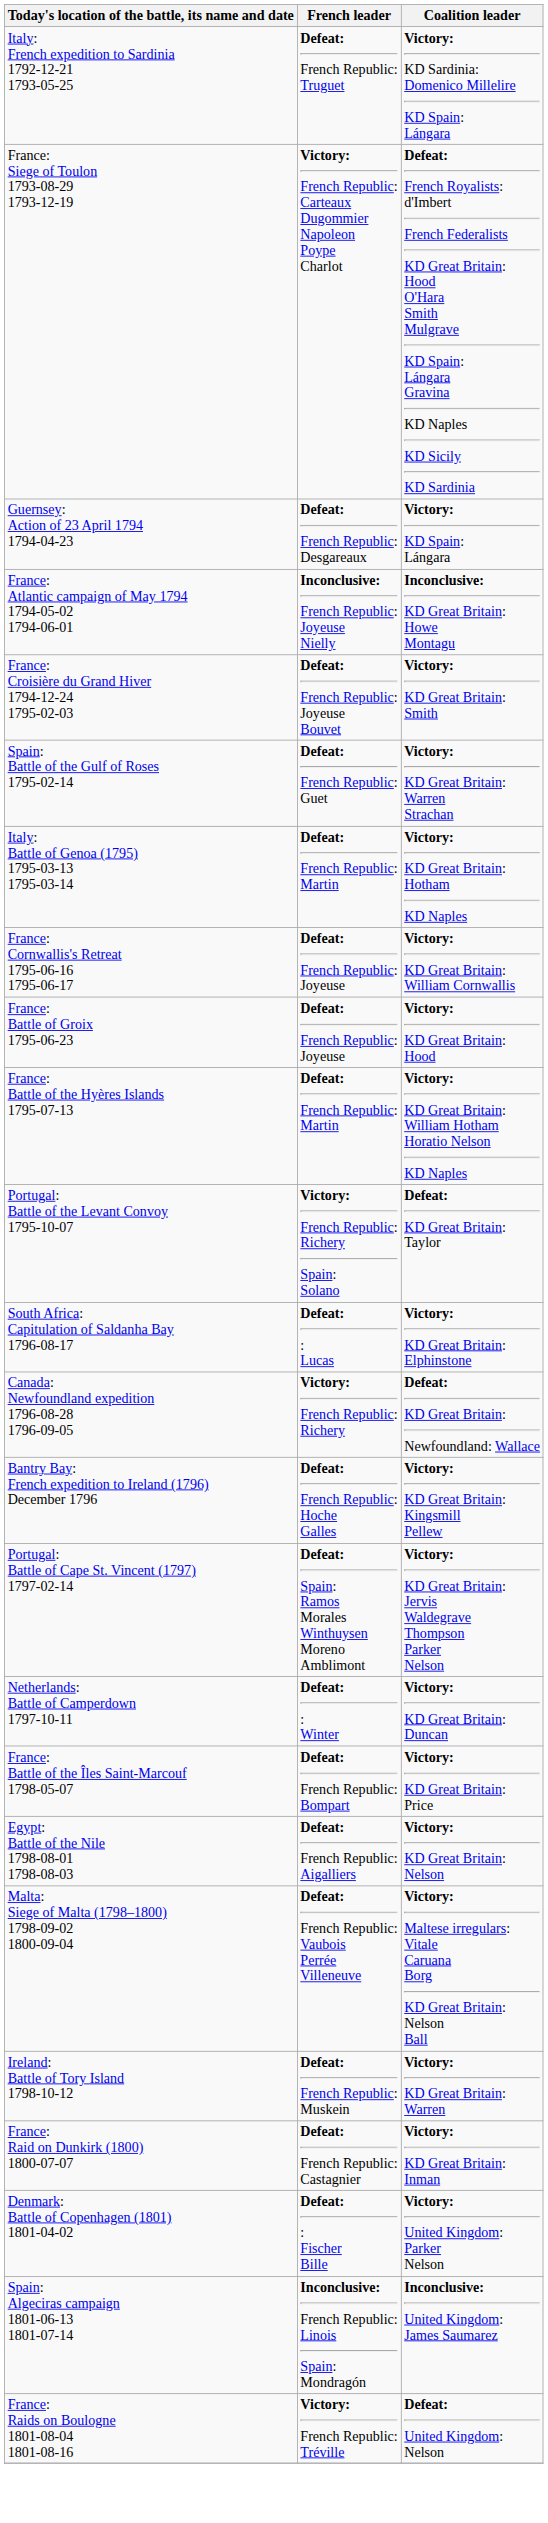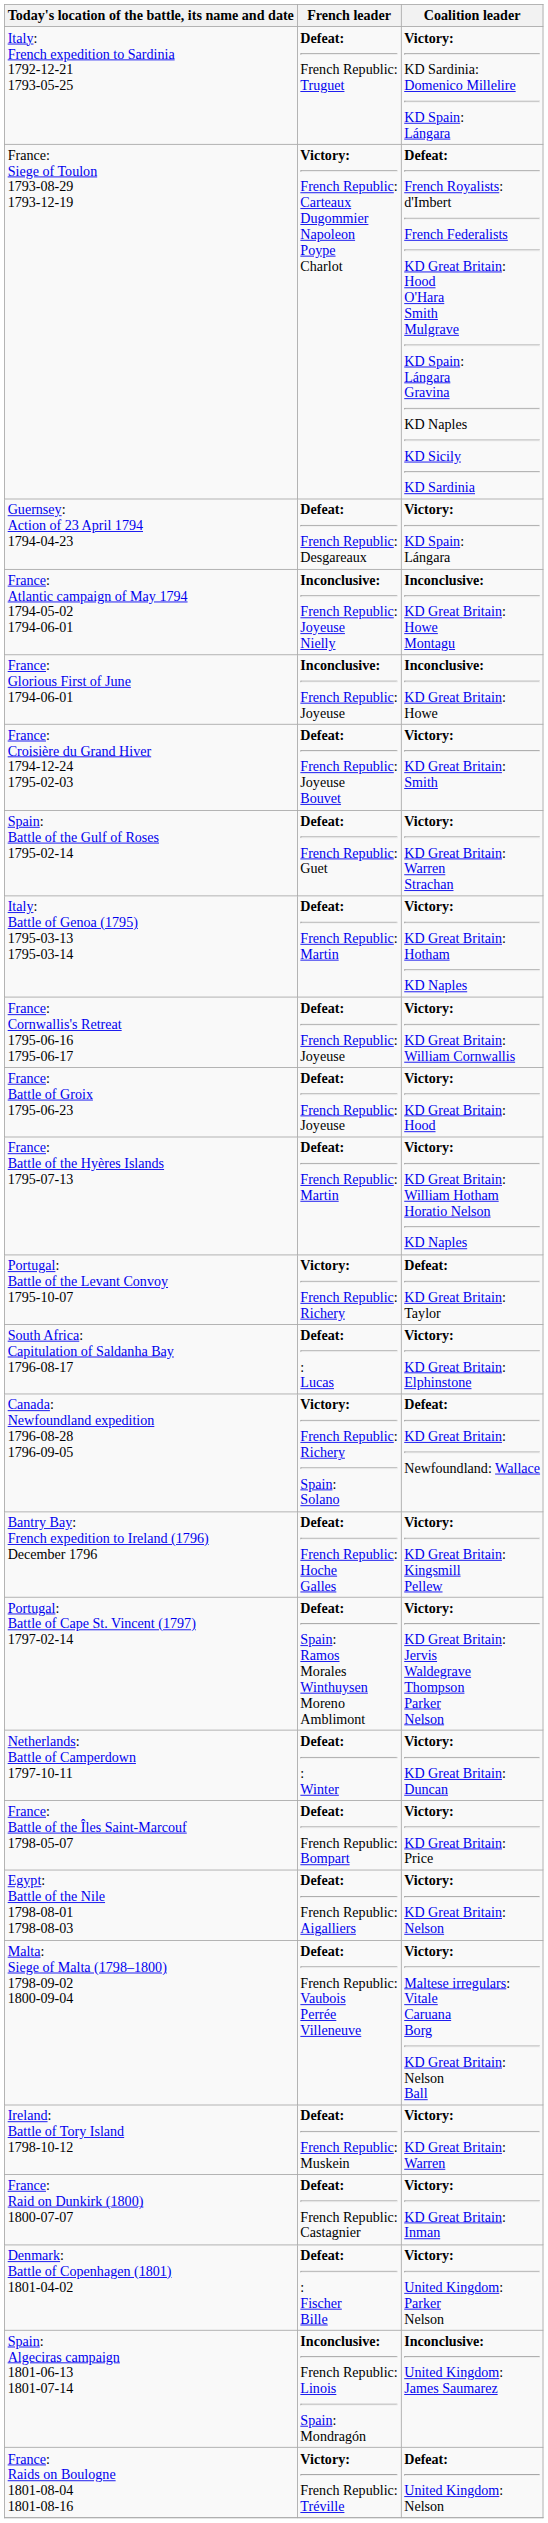+ row: (69, 681)
(349, 1243) Victory: French Republic: Richery Spain: Solano -> (349, 1289) Victory: French Republic: Richery
(349, 1406) Victory: French Republic: Richery -> (349, 1452) Victory: French Republic: Richery Spain: Solano
